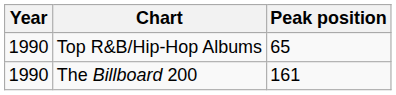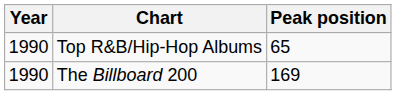(285, 75) 161 -> (285, 75) 169
